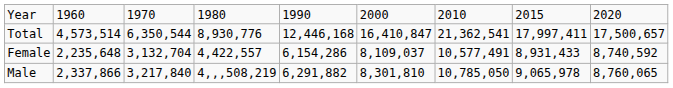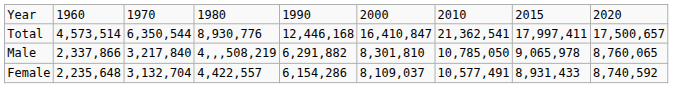rows swapped: (29, 53) <-> (22, 73)
